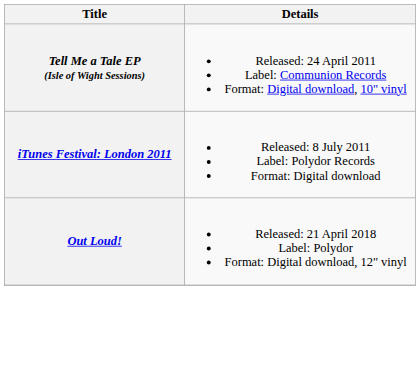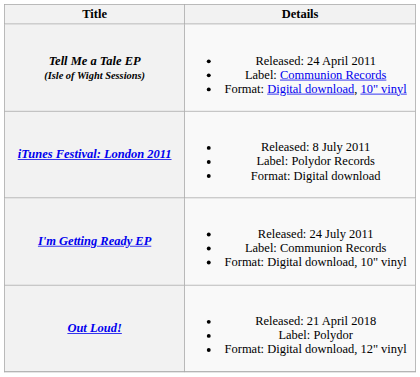+ row: (95, 241)
